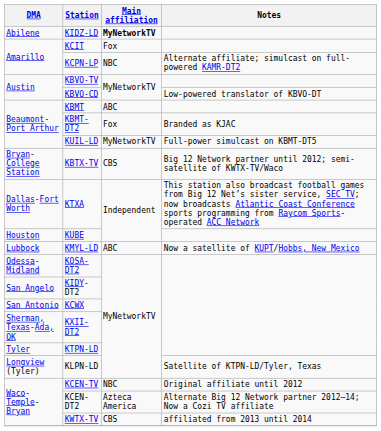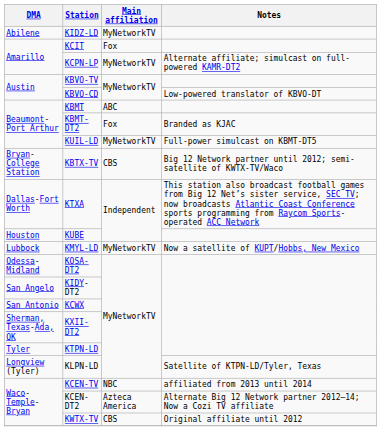(129, 33) bold -> (129, 33) normal
(110, 63) NBC -> (129, 63) MyNetworkTV
(110, 248) ABC -> (129, 248) MyNetworkTV
(233, 384) Original affiliate until 2012 -> (238, 384) affiliated from 2013 until 2014
(238, 419) affiliated from 2013 until 2014 -> (233, 419) Original affiliate until 2012
